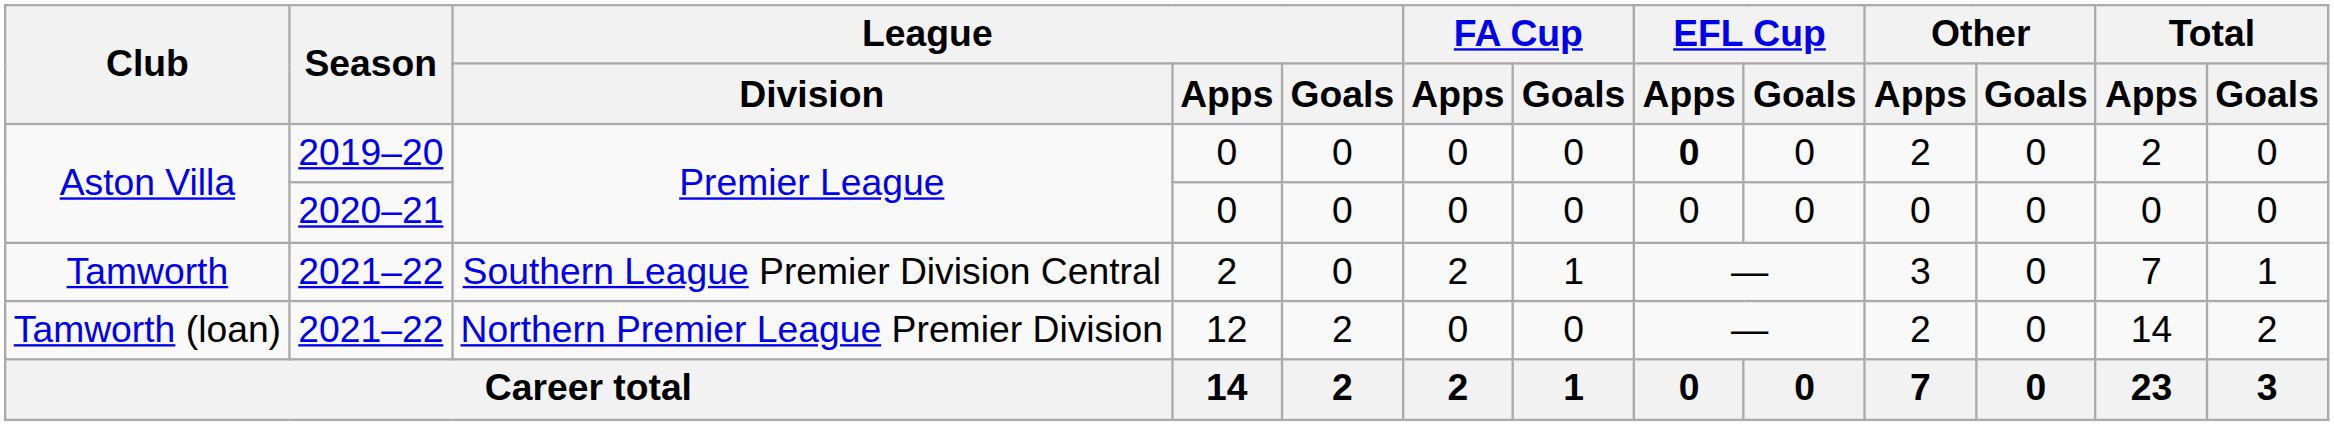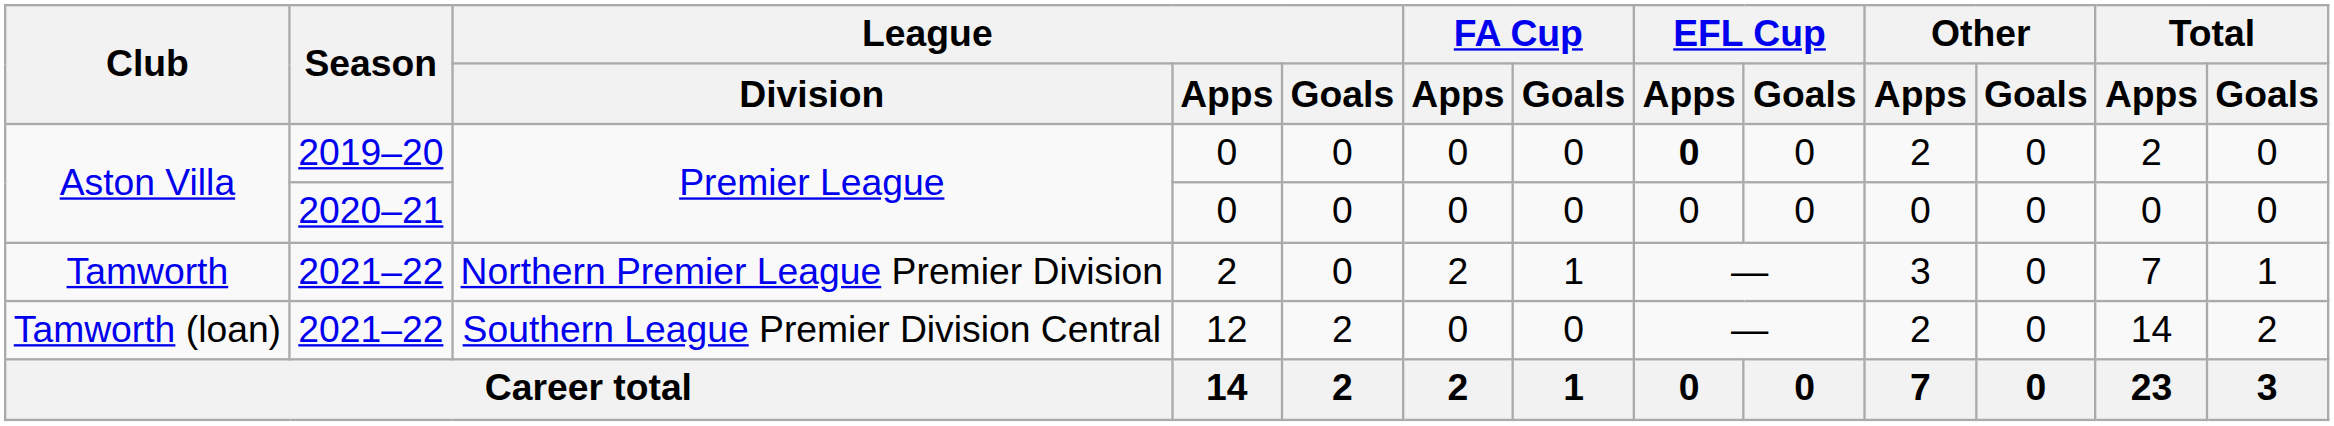(812, 270) Southern League Premier Division Central -> (812, 270) Northern Premier League Premier Division
(812, 329) Northern Premier League Premier Division -> (812, 329) Southern League Premier Division Central
